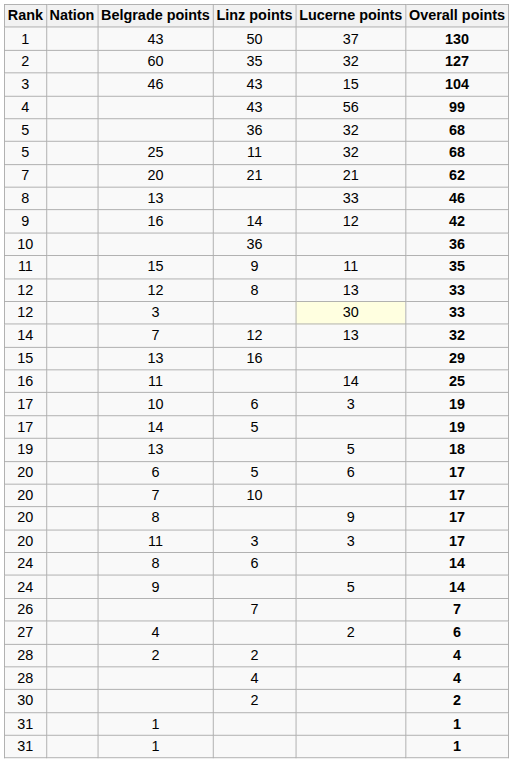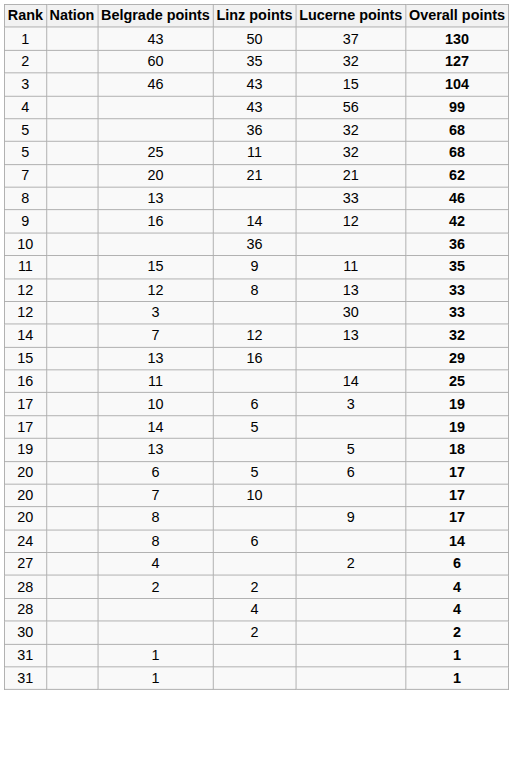(351, 312) lightyellow background -> (351, 312) no background
- row: (25, 541)
- row: (25, 586)
- row: (25, 609)
